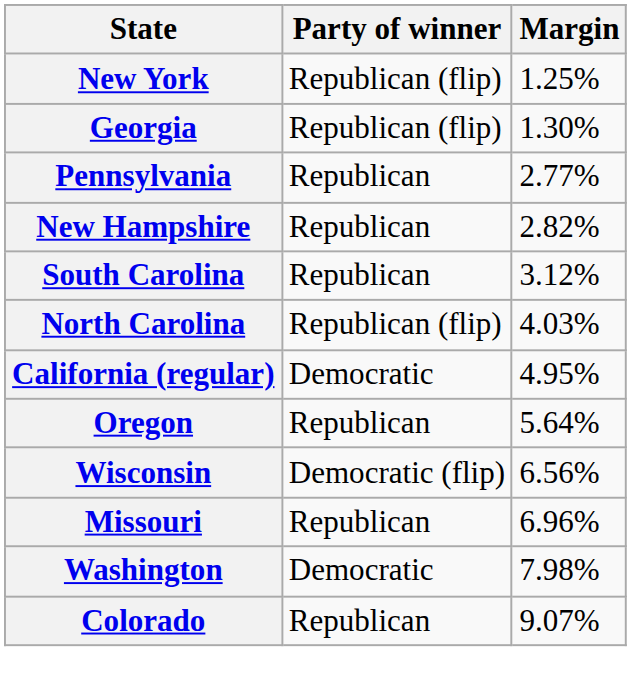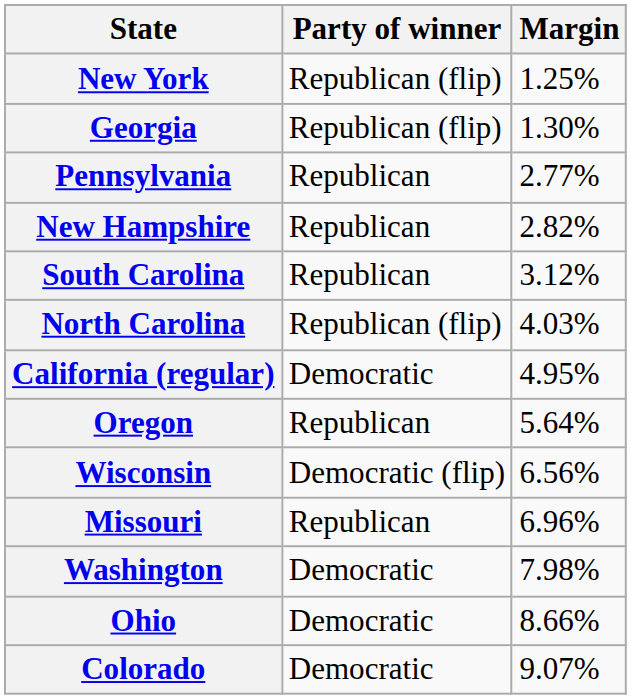+ row: (143, 619)
(359, 619) Republican -> (361, 669) Democratic
